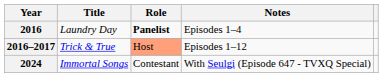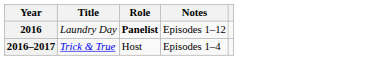(213, 30) Episodes 1–4 -> (194, 30) Episodes 1–12
(143, 47) lightsalmon background -> (132, 47) no background
(215, 47) Episodes 1–12 -> (192, 47) Episodes 1–4
- row: (31, 64)
